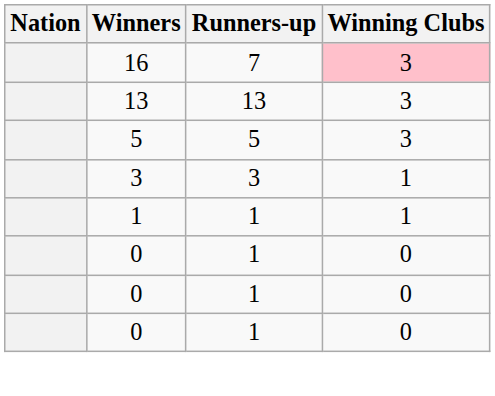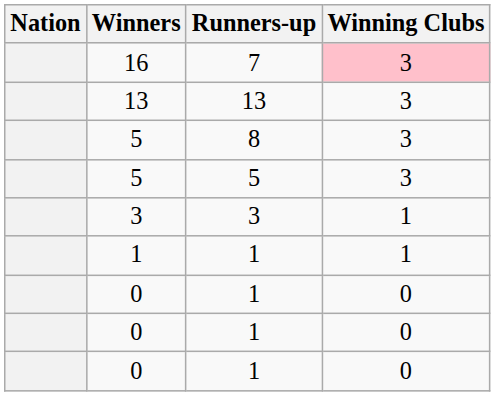+ row: (136, 139)
